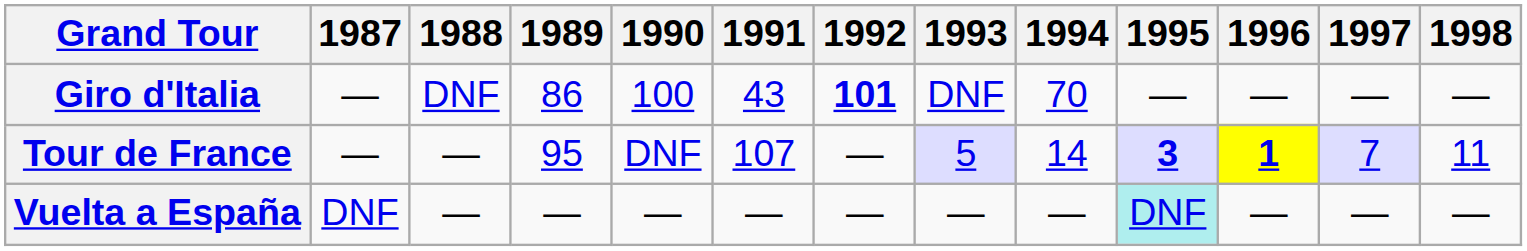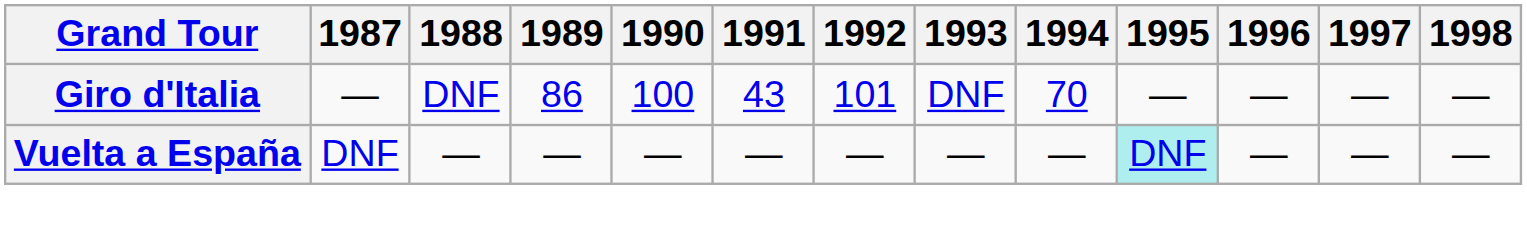(865, 93) bold -> (865, 93) normal
- row: (157, 153)
